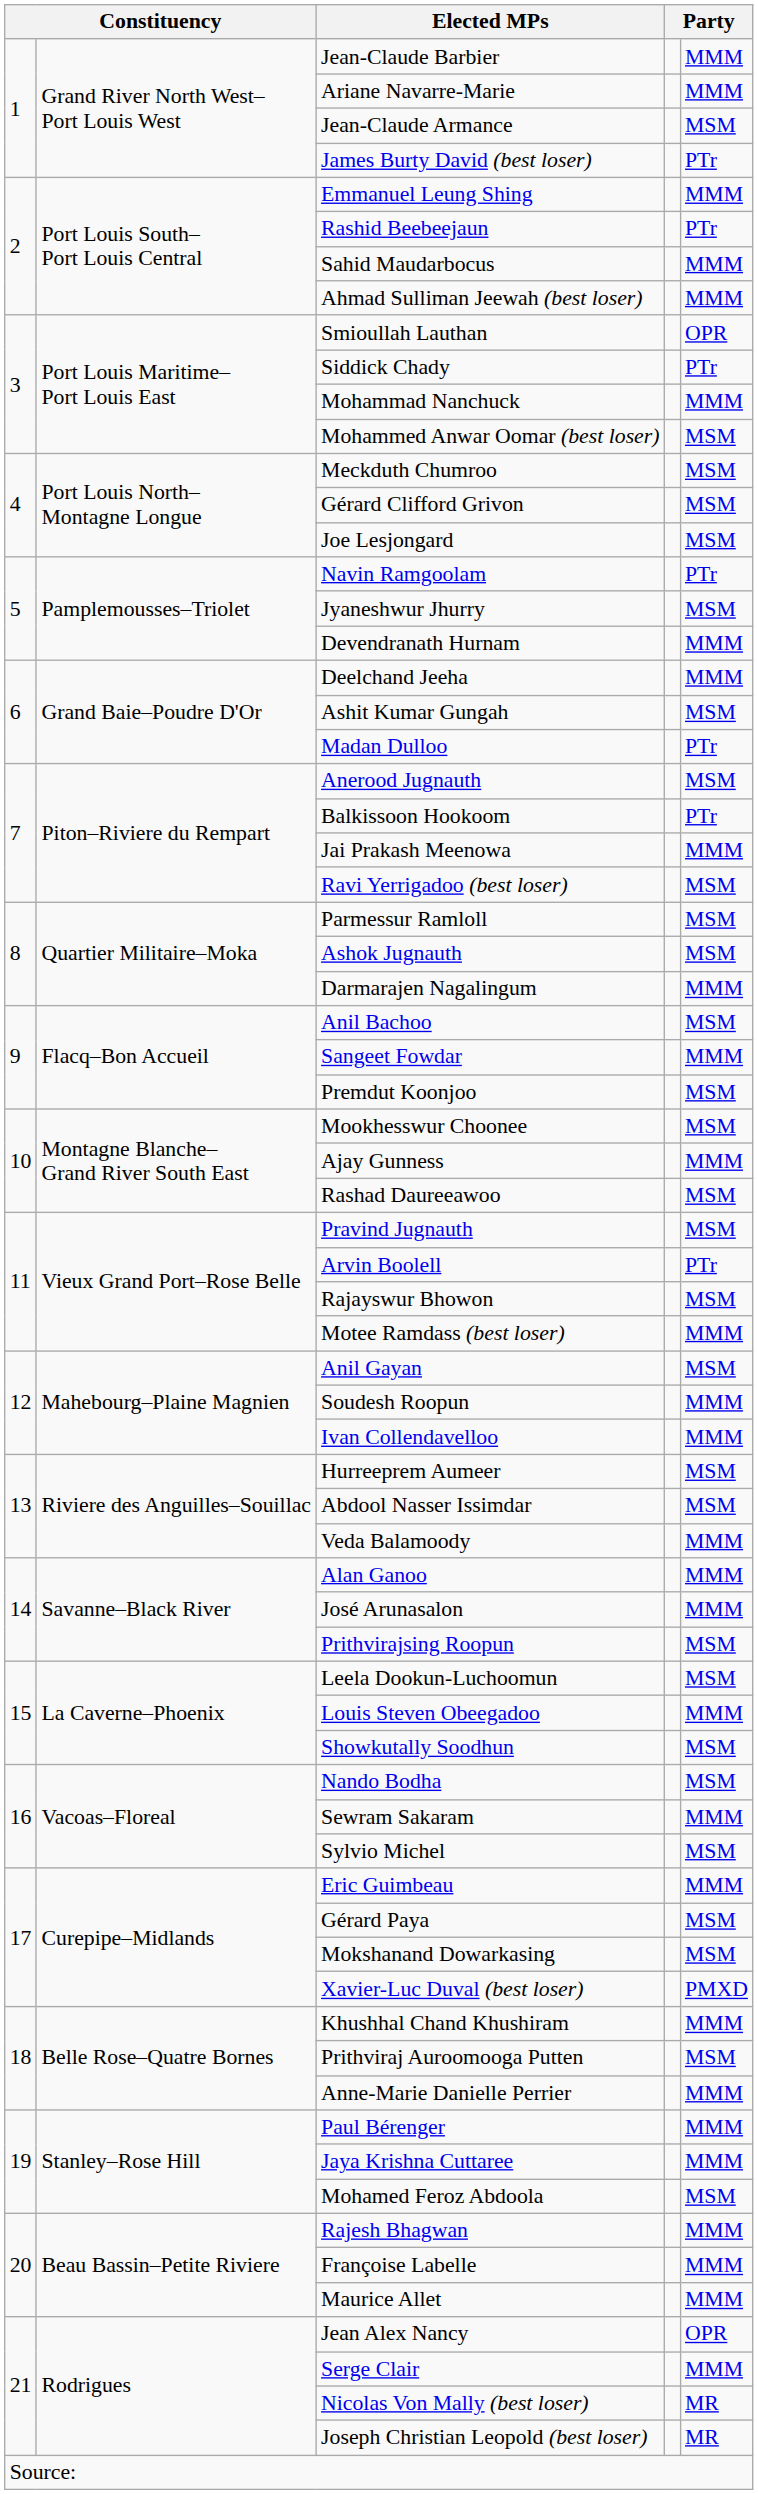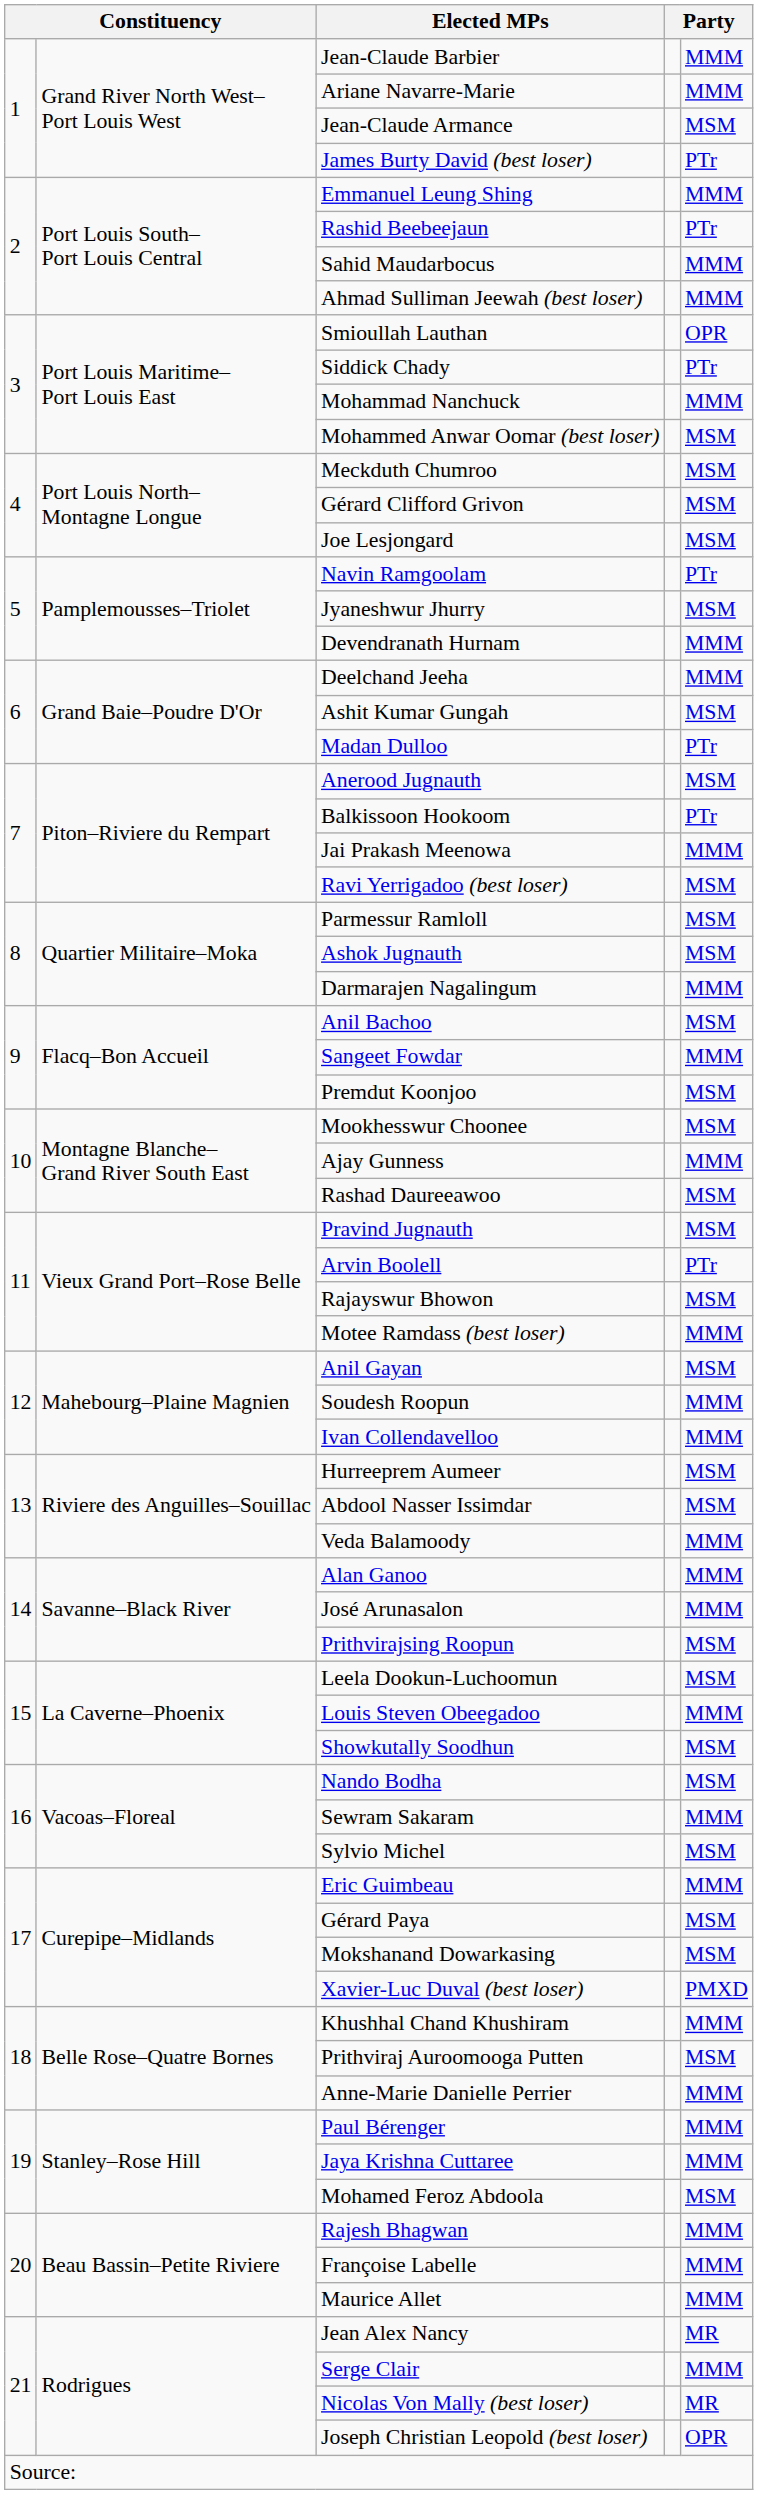(706, 2333) OPR -> (702, 2333) MR
(702, 2437) MR -> (706, 2437) OPR
